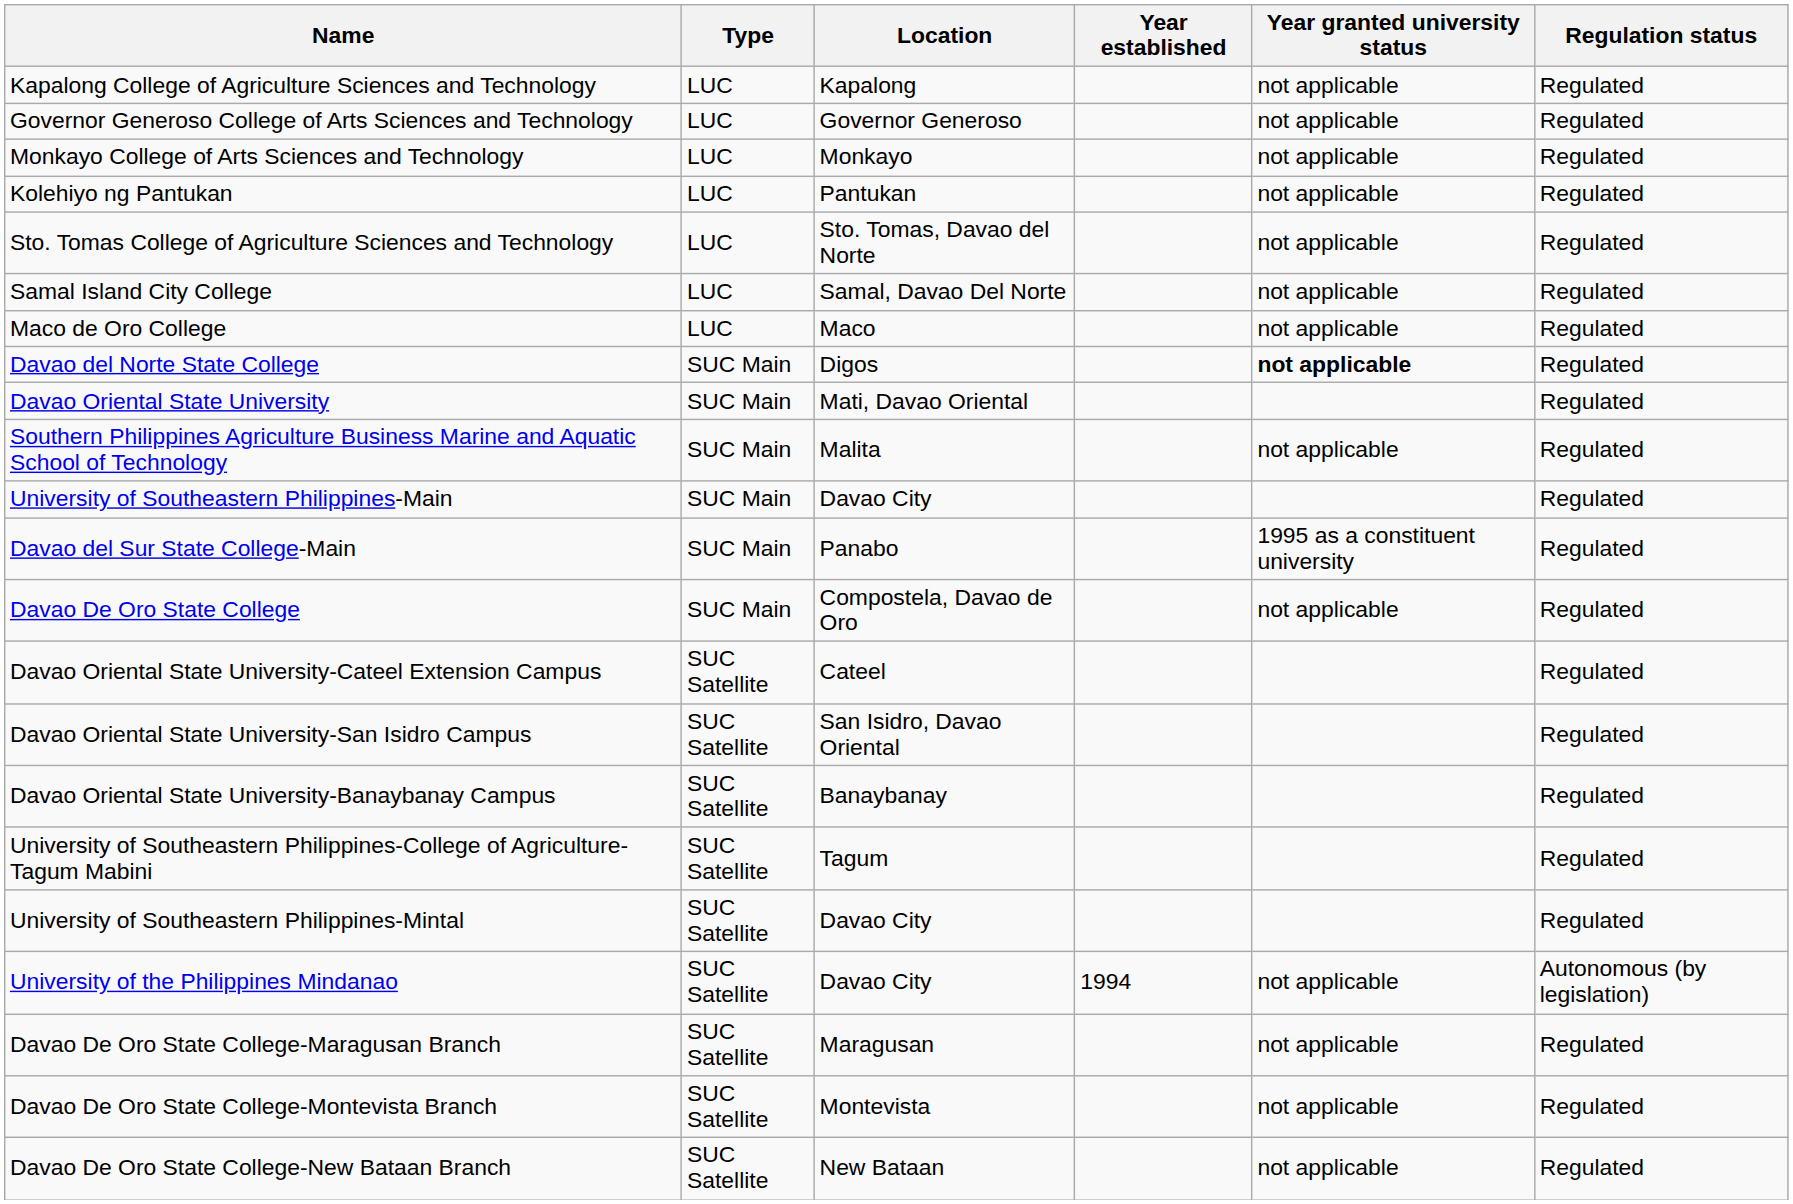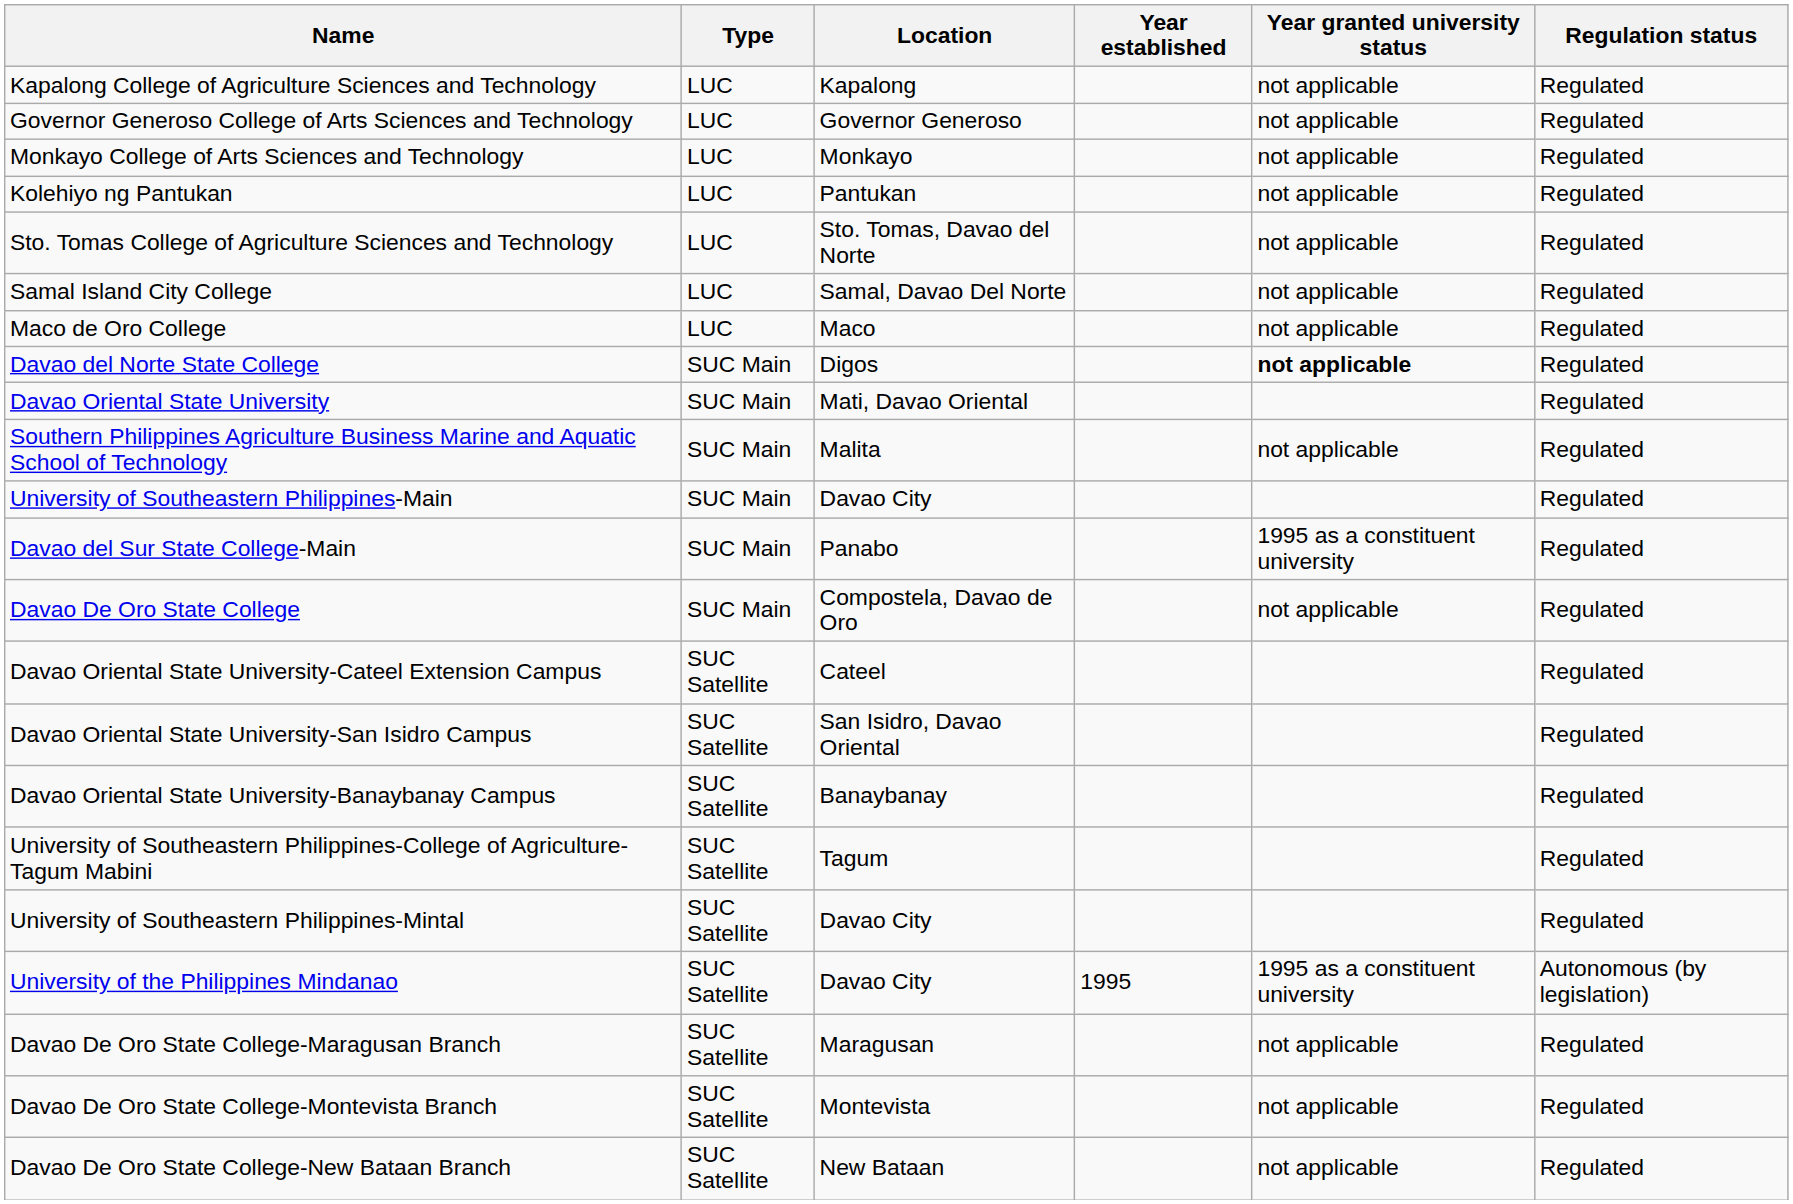(1106, 982) 1994 -> (1106, 982) 1995
(1328, 982) not applicable -> (1366, 982) 1995 as a constituent university
